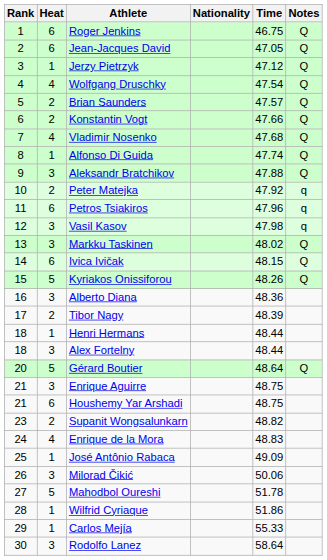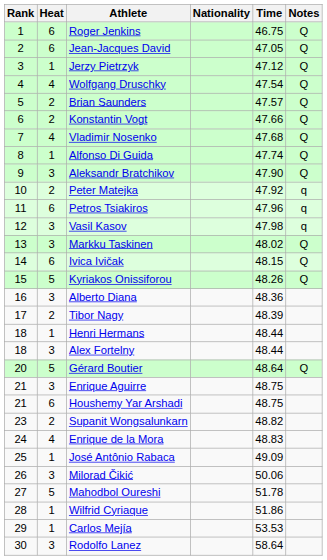(269, 173) 47.88 -> (269, 173) 47.90
(269, 528) 55.33 -> (269, 528) 53.53
